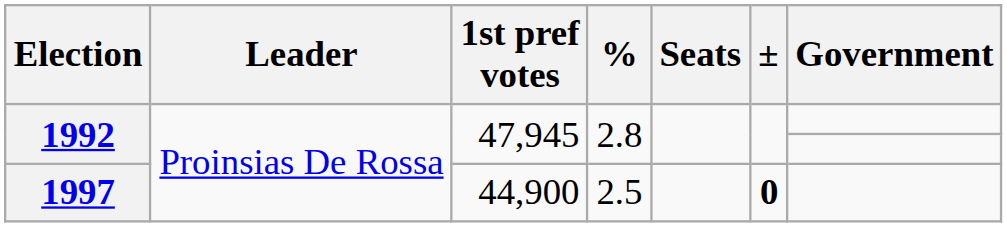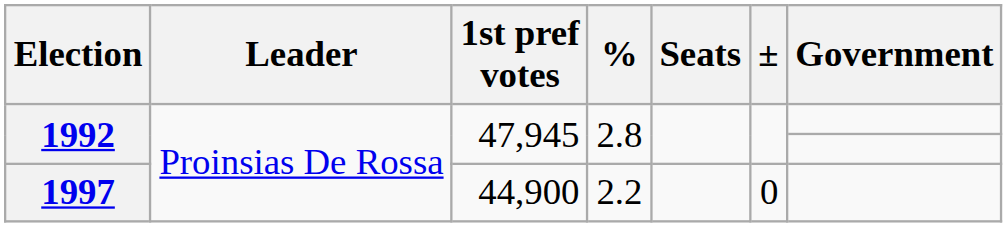(619, 191) 2.5 -> (619, 191) 2.2
(769, 191) bold -> (769, 191) normal
